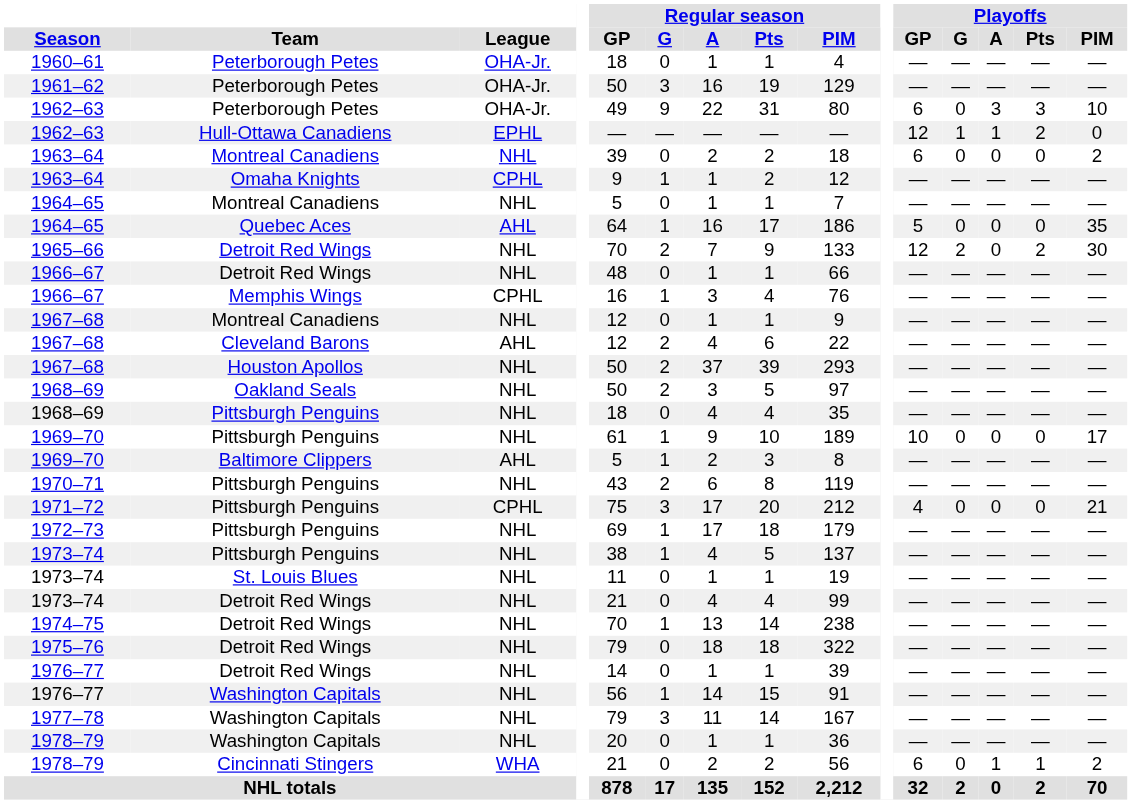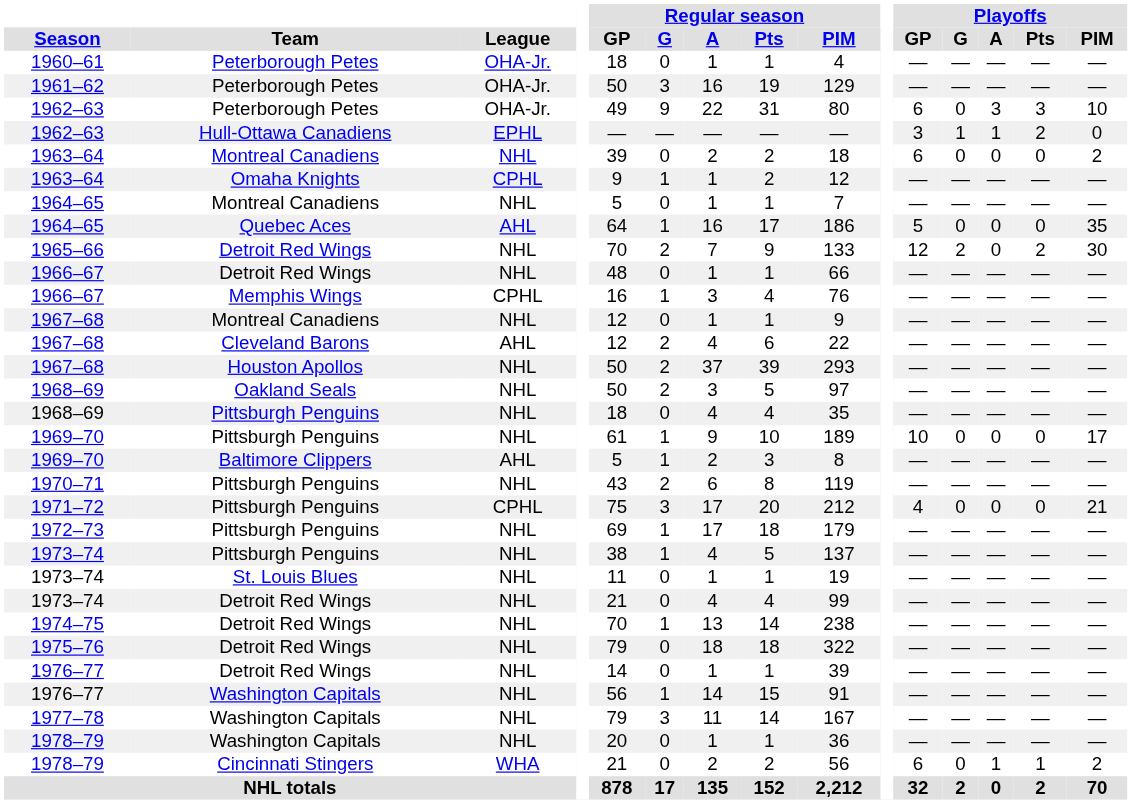(918, 132) 12 -> (918, 132) 3
